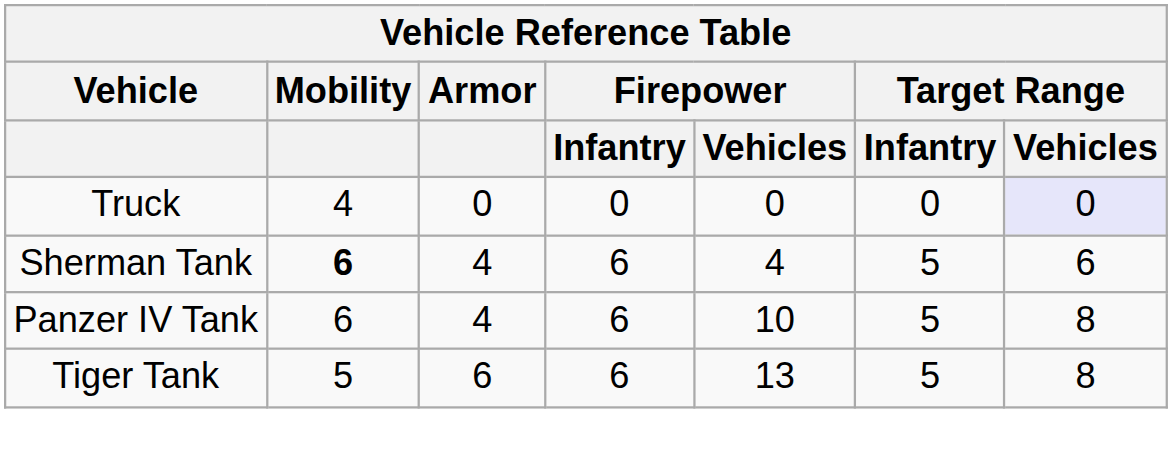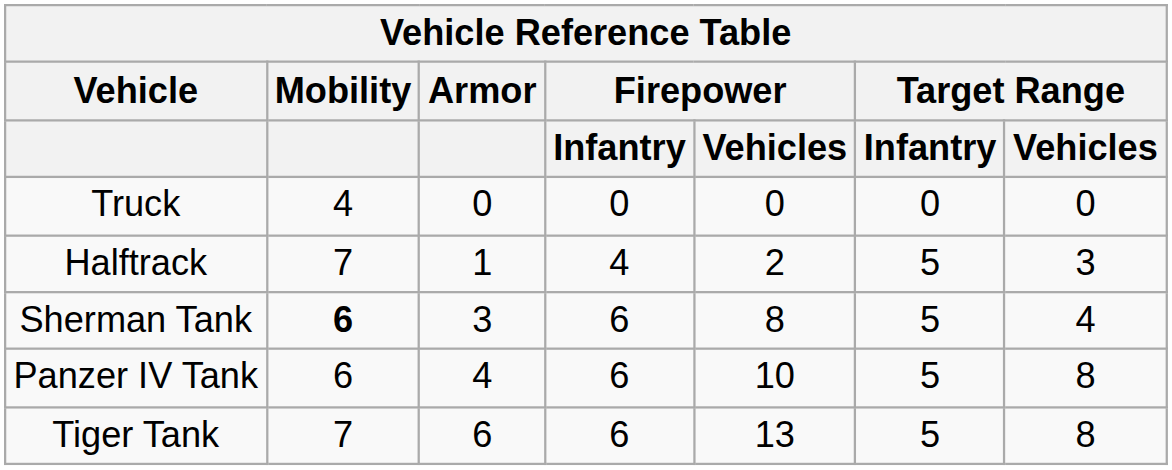(1085, 205) lavender background -> (1085, 205) no background
+ row: (136, 262)
(482, 262) 4 -> (482, 319) 3
(775, 262) 4 -> (775, 319) 8
(1085, 262) 6 -> (1085, 319) 4
(343, 377) 5 -> (343, 434) 7
